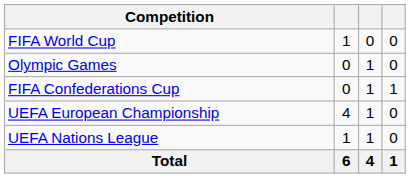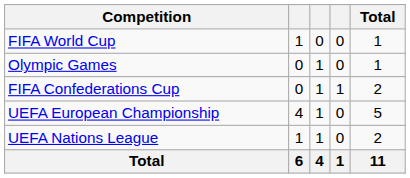+ column: (378, 17)
